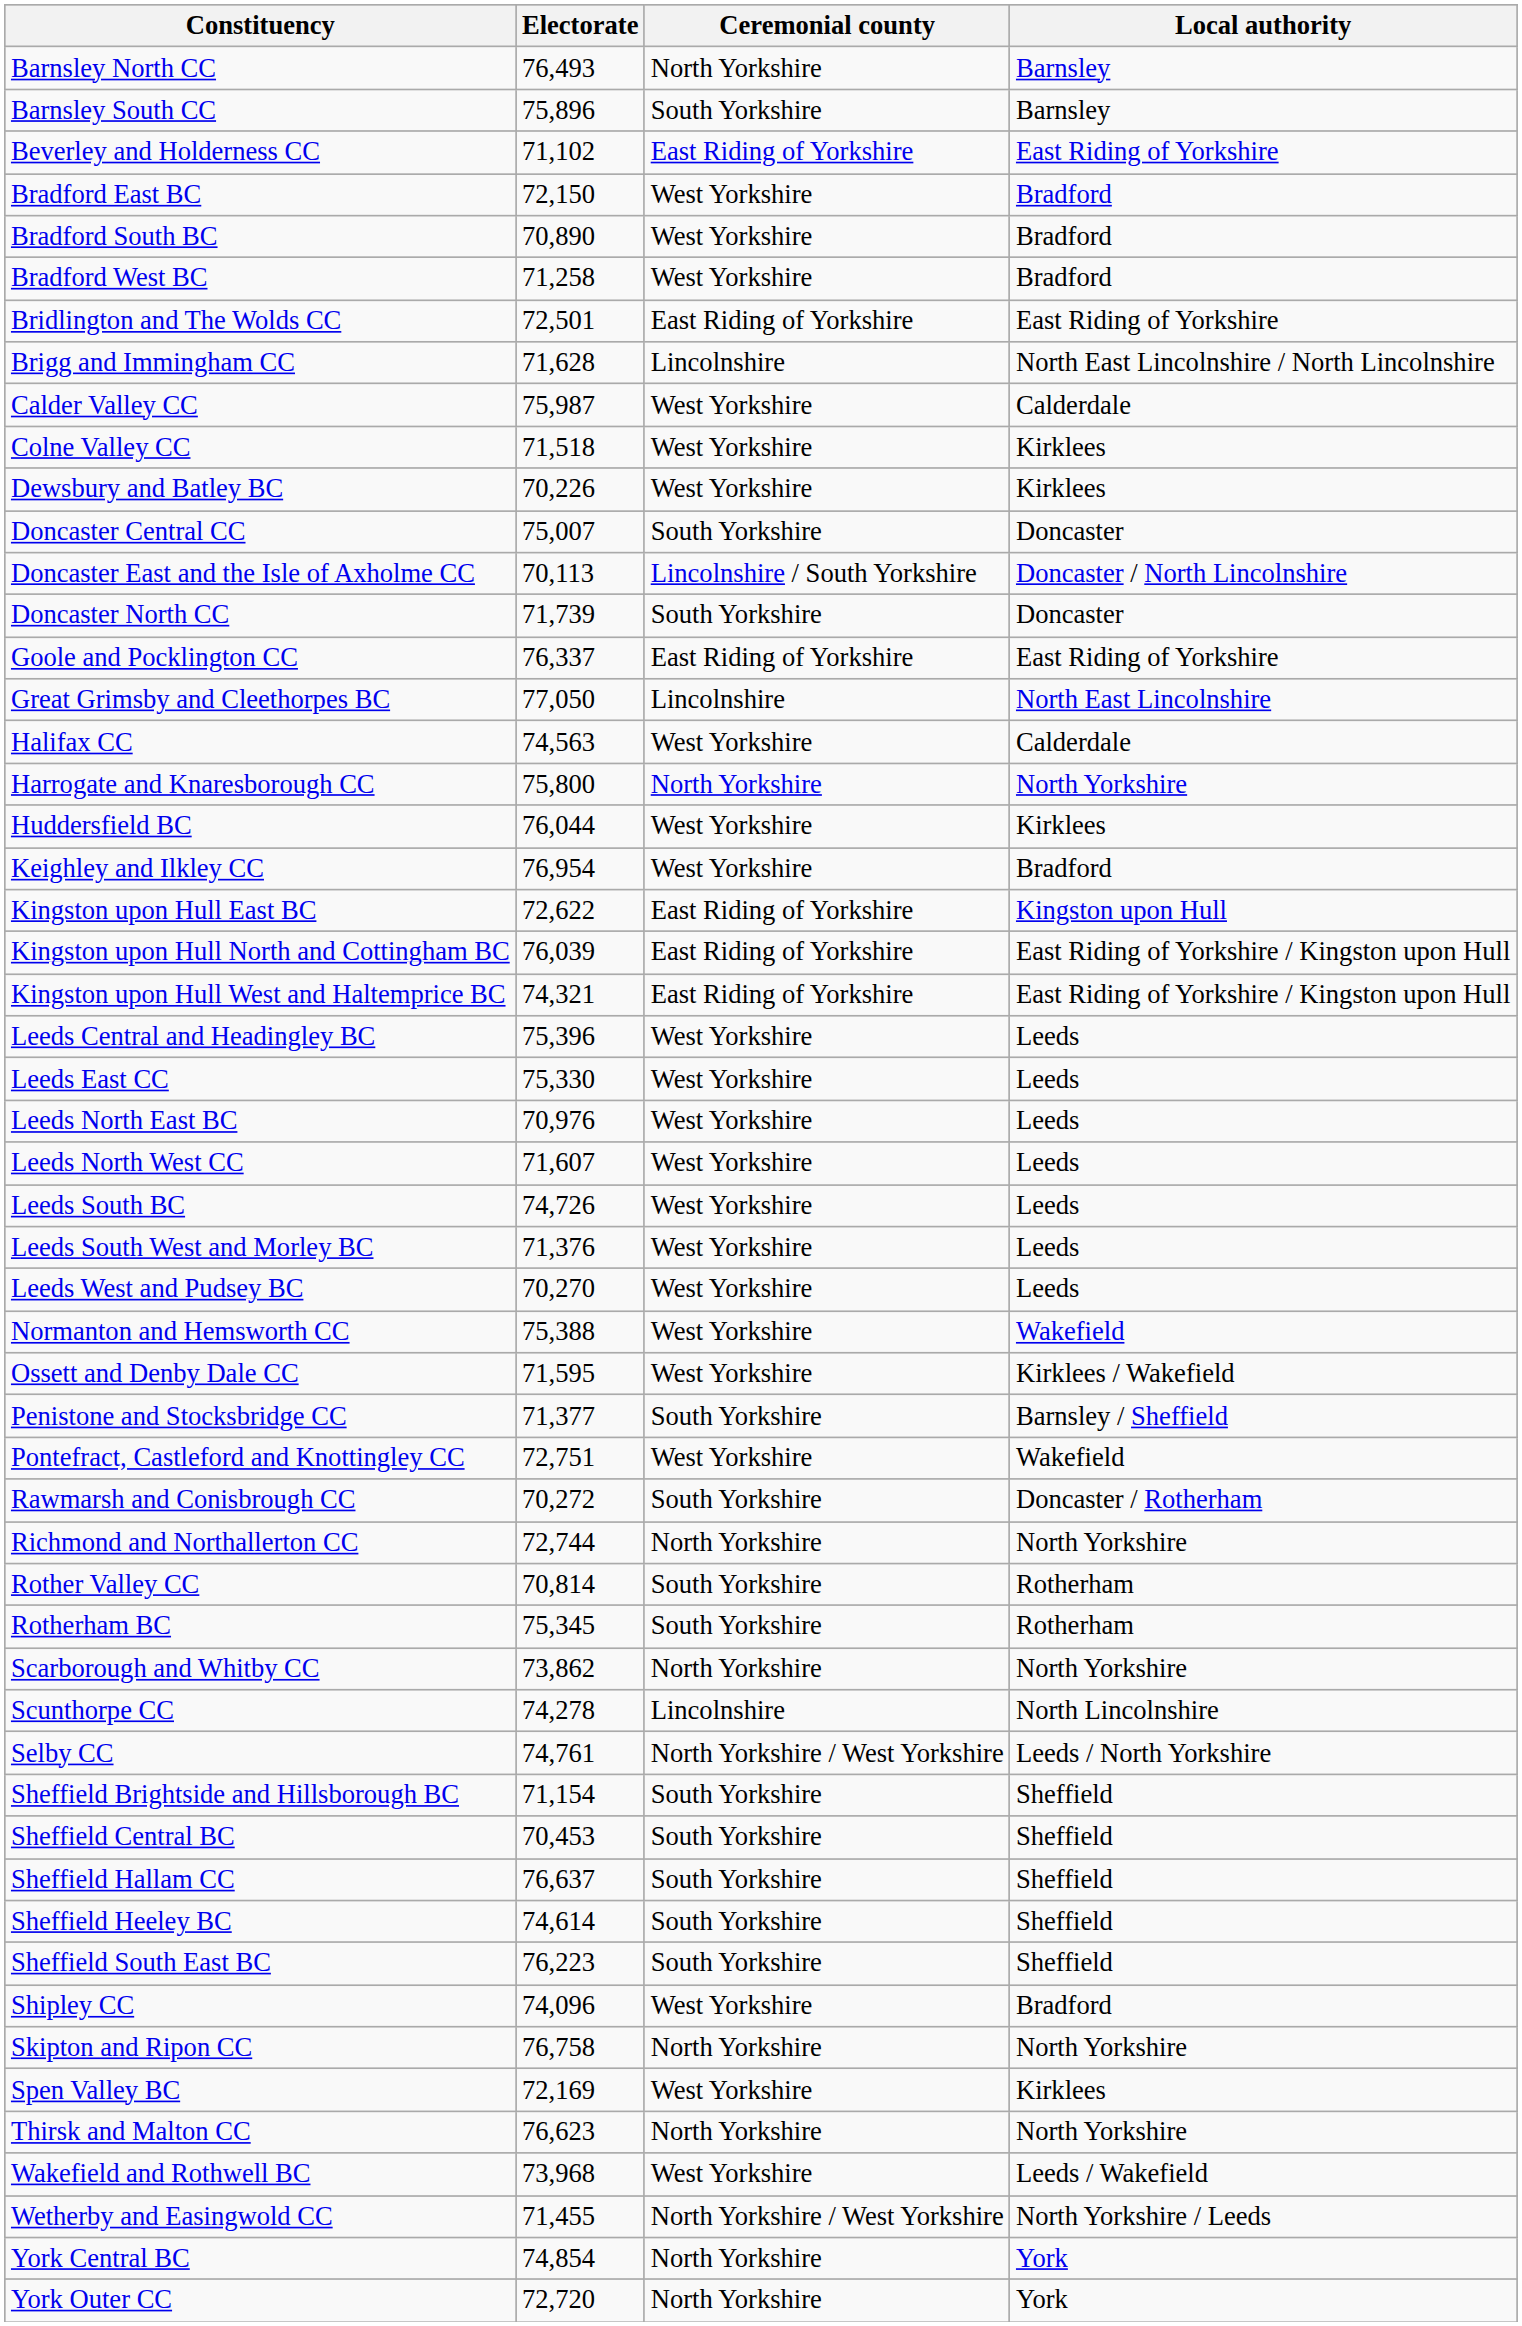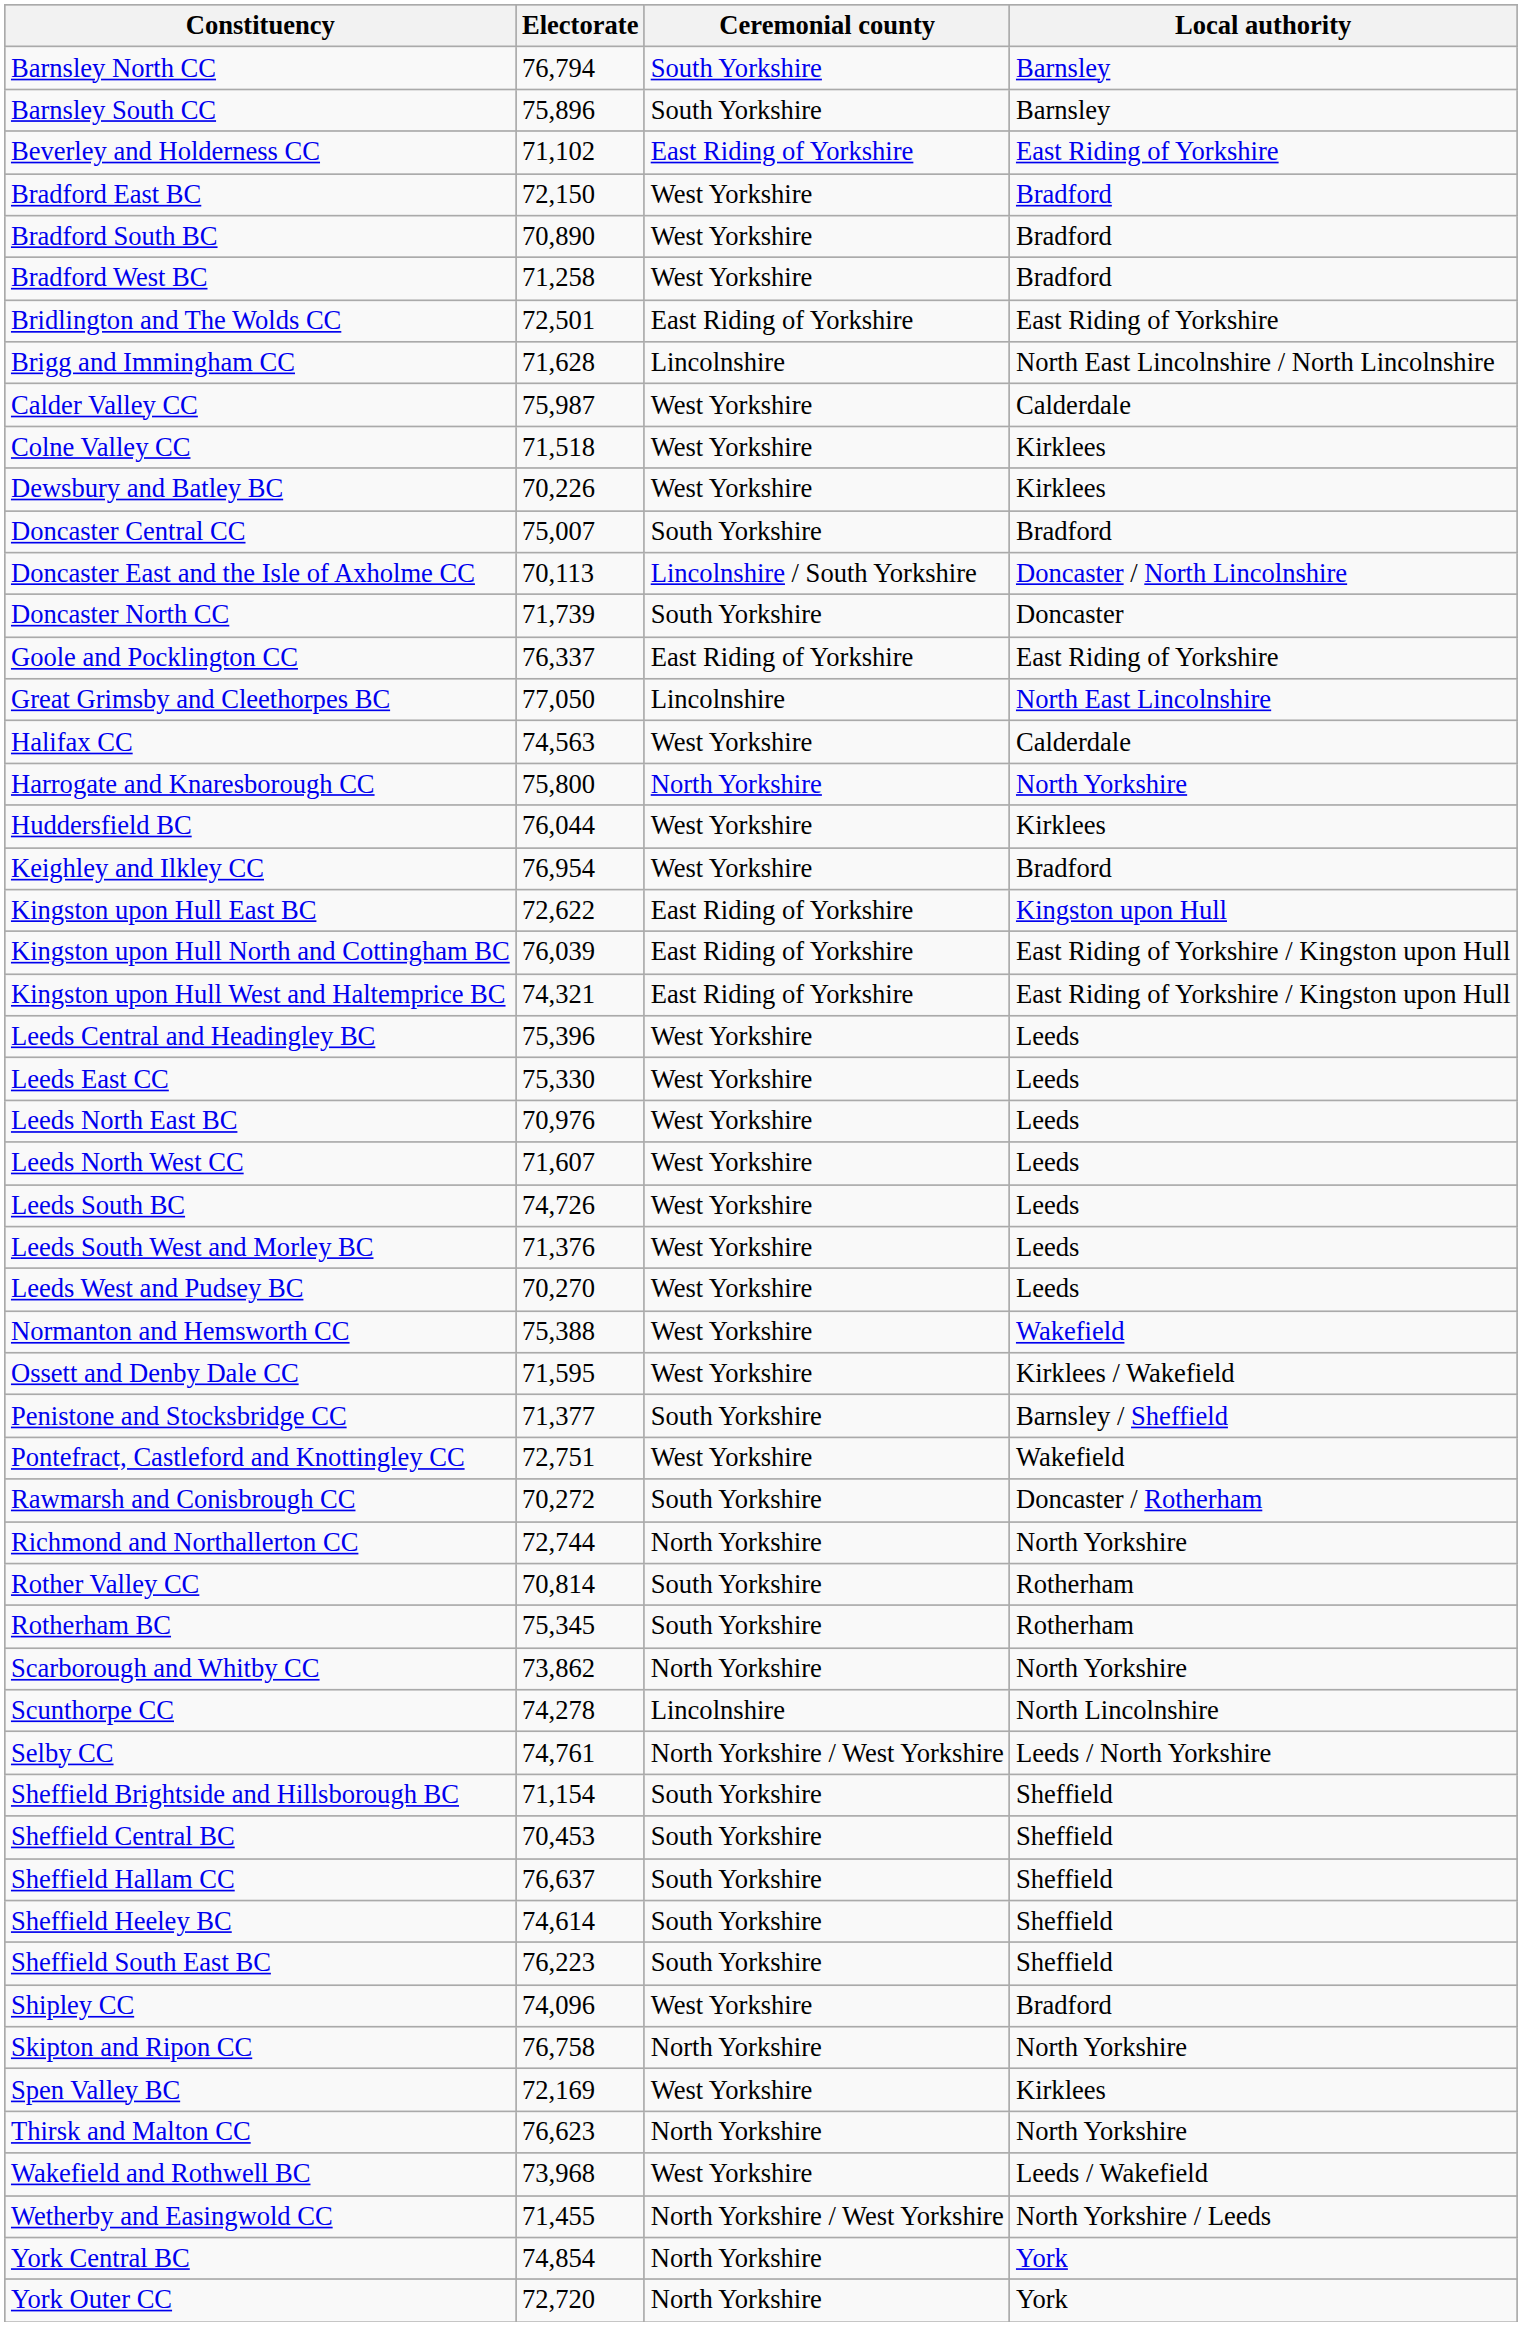(558, 67) 76,493 -> (558, 67) 76,794
(736, 67) North Yorkshire -> (736, 67) South Yorkshire
(1070, 531) Doncaster -> (1064, 531) Bradford
